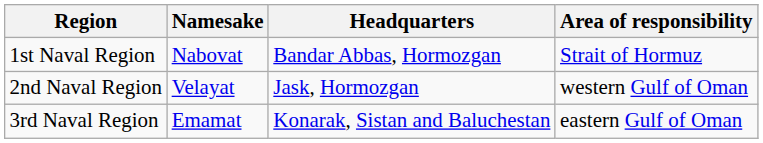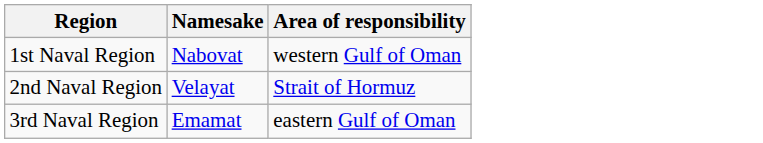- column: (412, 21)
(631, 54) Strait of Hormuz -> (367, 54) western Gulf of Oman
(654, 87) western Gulf of Oman -> (344, 87) Strait of Hormuz
